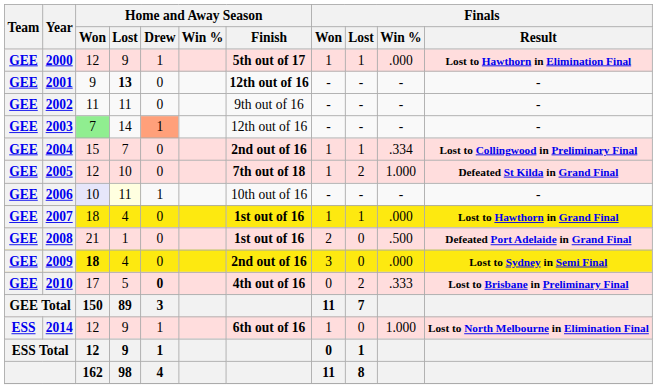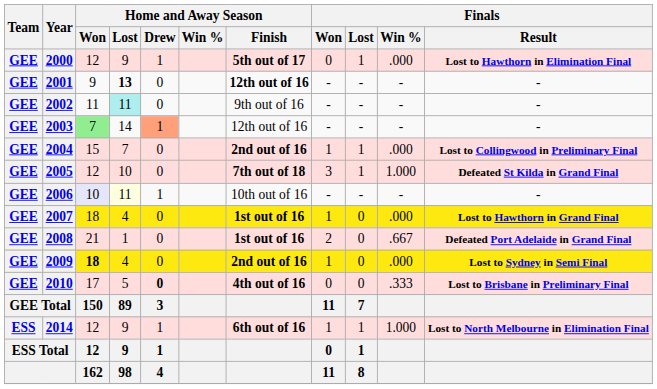(329, 60) 1 -> (329, 60) 0
(125, 105) no background -> (125, 105) paleturquoise background
(401, 149) .334 -> (401, 149) .000
(329, 171) 1 -> (329, 171) 3
(361, 171) 2 -> (361, 171) 1
(361, 216) 1 -> (361, 216) 0
(401, 238) .500 -> (401, 238) .667
(329, 261) 3 -> (329, 261) 1
(361, 283) 2 -> (361, 283) 0
(361, 328) 0 -> (361, 328) 1
